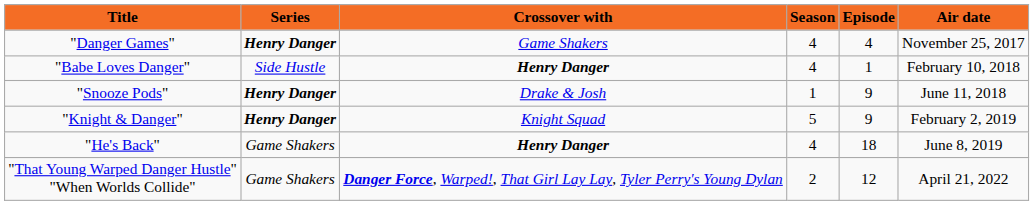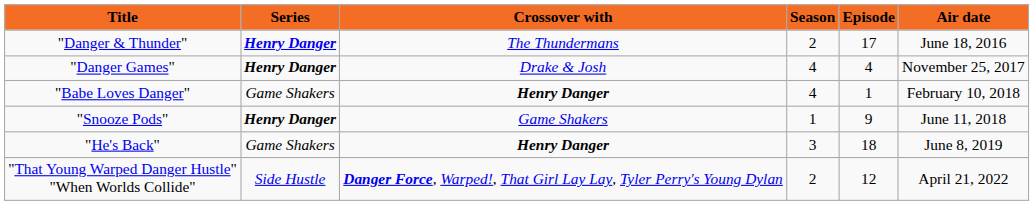+ row: (123, 43)
(563, 43) Game Shakers -> (563, 68) Drake & Josh
(290, 68) Side Hustle -> (290, 93) Game Shakers
(563, 93) Drake & Josh -> (563, 119) Game Shakers
- row: (123, 119)
(813, 144) 4 -> (813, 144) 3
(290, 179) Game Shakers -> (290, 179) Side Hustle
